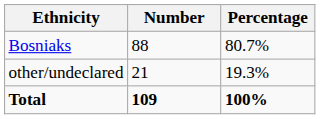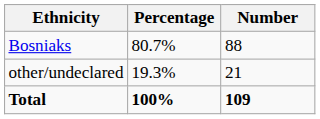columns swapped: (174, 18) <-> (268, 18)
